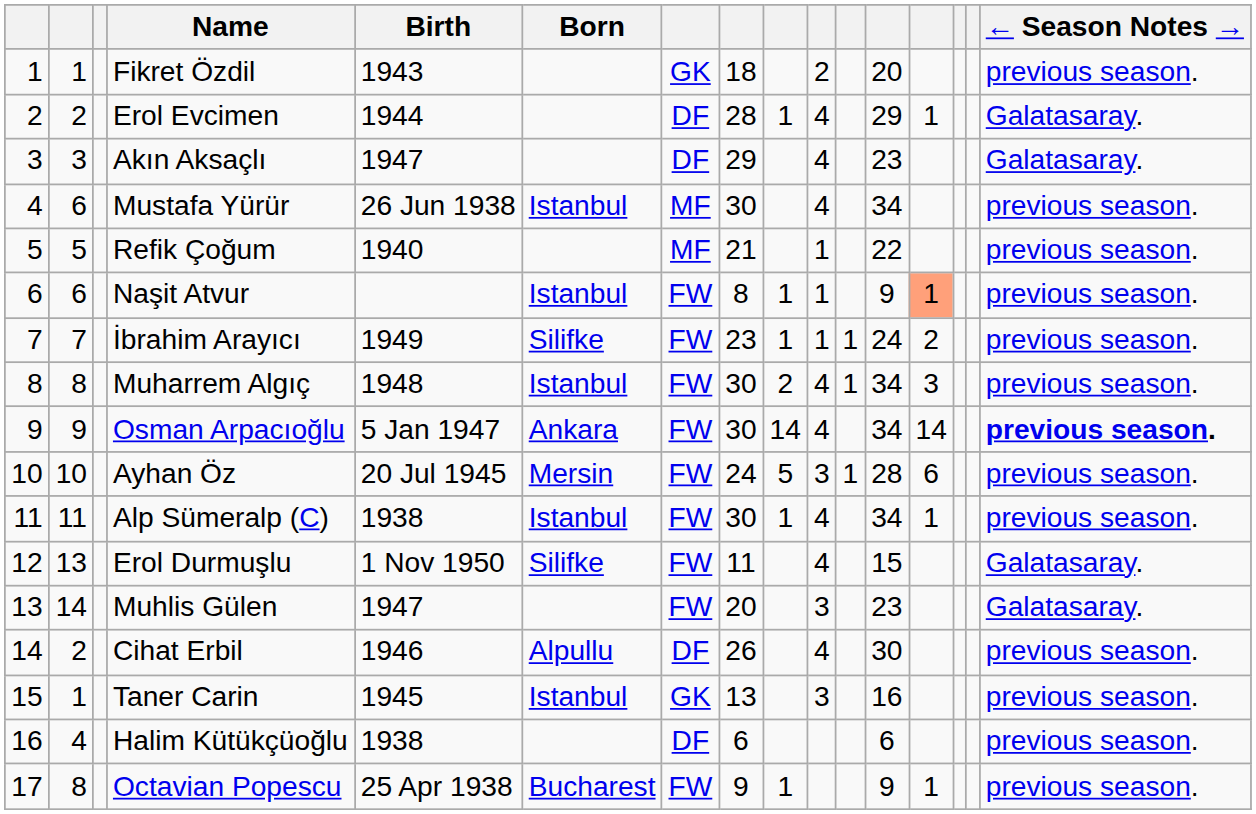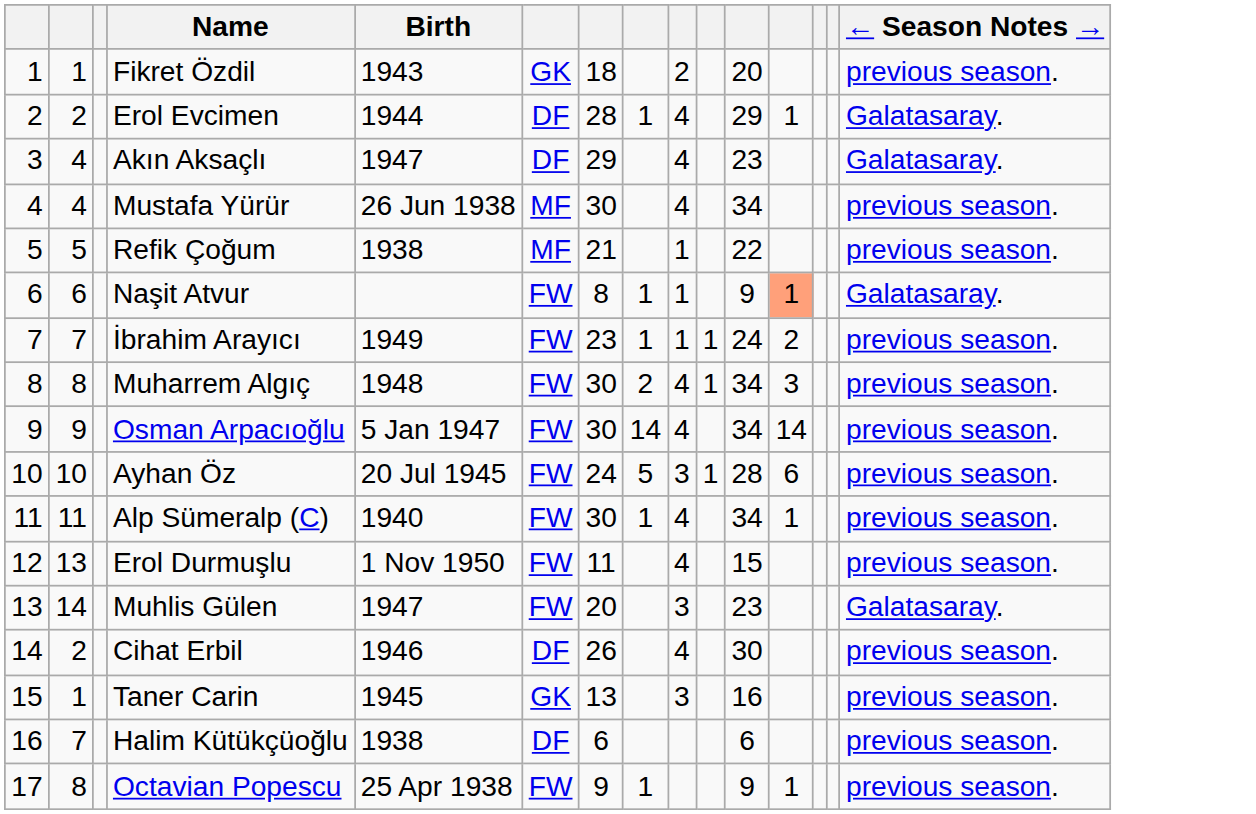- column: (592, 26)
(79, 160) 3 -> (79, 160) 4
(79, 205) 6 -> (79, 205) 4
(392, 250) 1940 -> (392, 250) 1938
(1092, 294) previous season. -> (925, 294) Galatasaray.
(1101, 428) bold -> (952, 428) normal
(392, 518) 1938 -> (392, 518) 1940
(1065, 562) Galatasaray. -> (952, 562) previous season.
(79, 741) 4 -> (79, 741) 7
